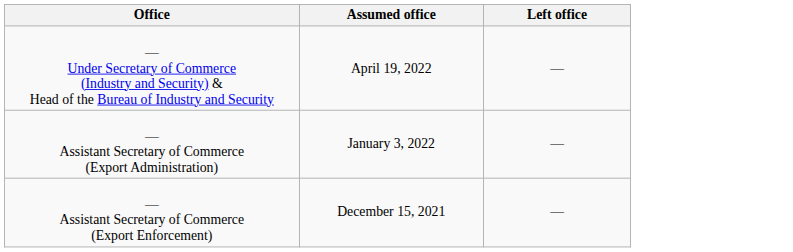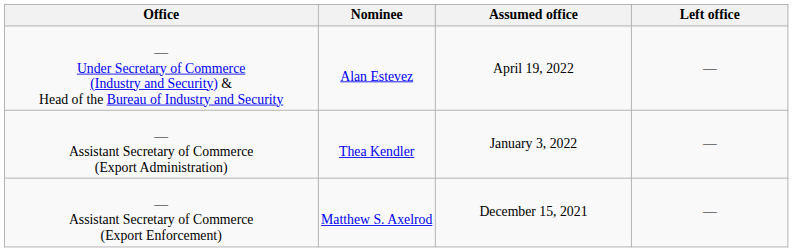+ column: (377, 15)
